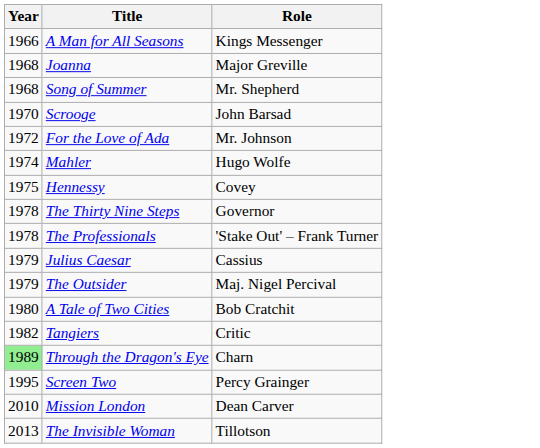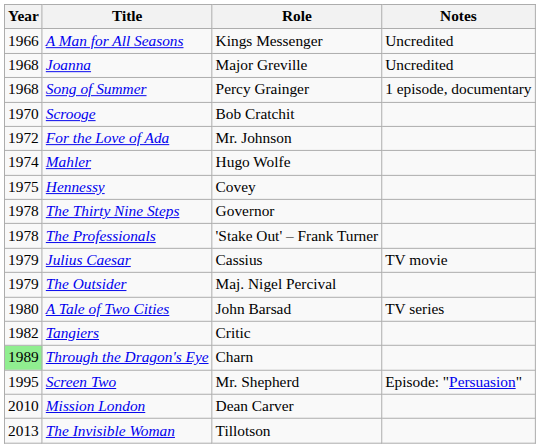+ column: (458, 16)
(257, 89) Mr. Shepherd -> (262, 89) Percy Grainger
(253, 114) John Barsad -> (255, 114) Bob Cratchit
(255, 308) Bob Cratchit -> (253, 308) John Barsad
(262, 382) Percy Grainger -> (257, 382) Mr. Shepherd
